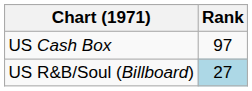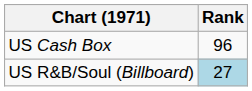(223, 45) 97 -> (223, 45) 96
